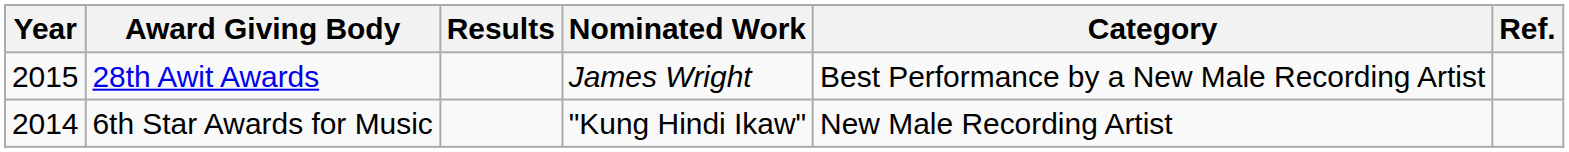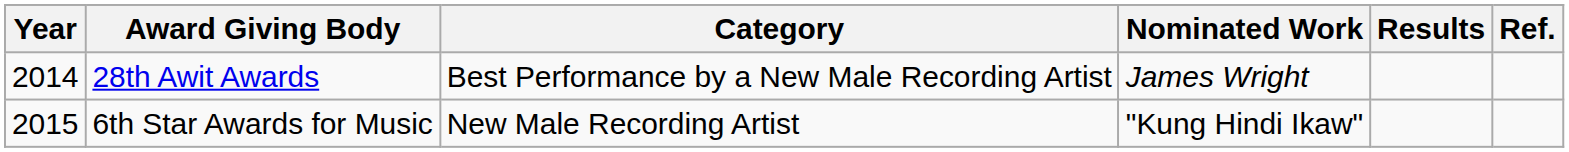columns swapped: (1153, 29) <-> (501, 29)
(45, 76) 2015 -> (45, 76) 2014
(45, 124) 2014 -> (45, 124) 2015
